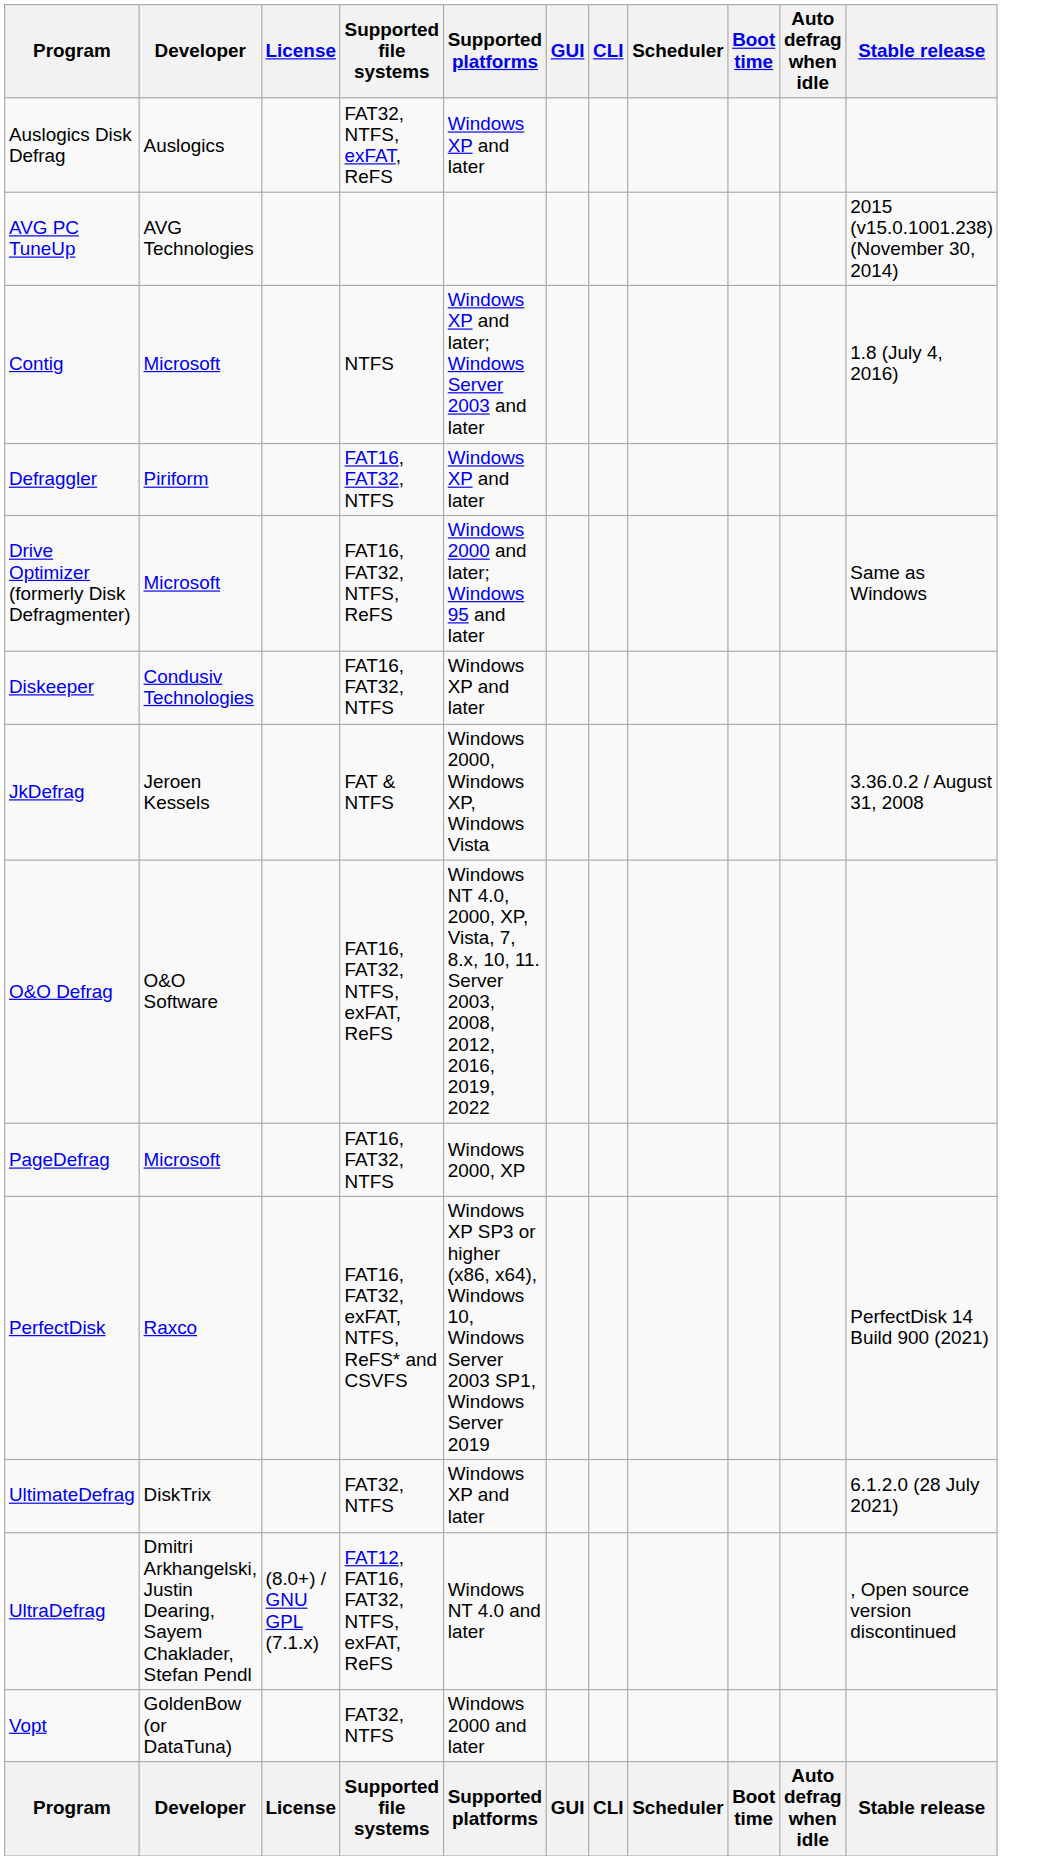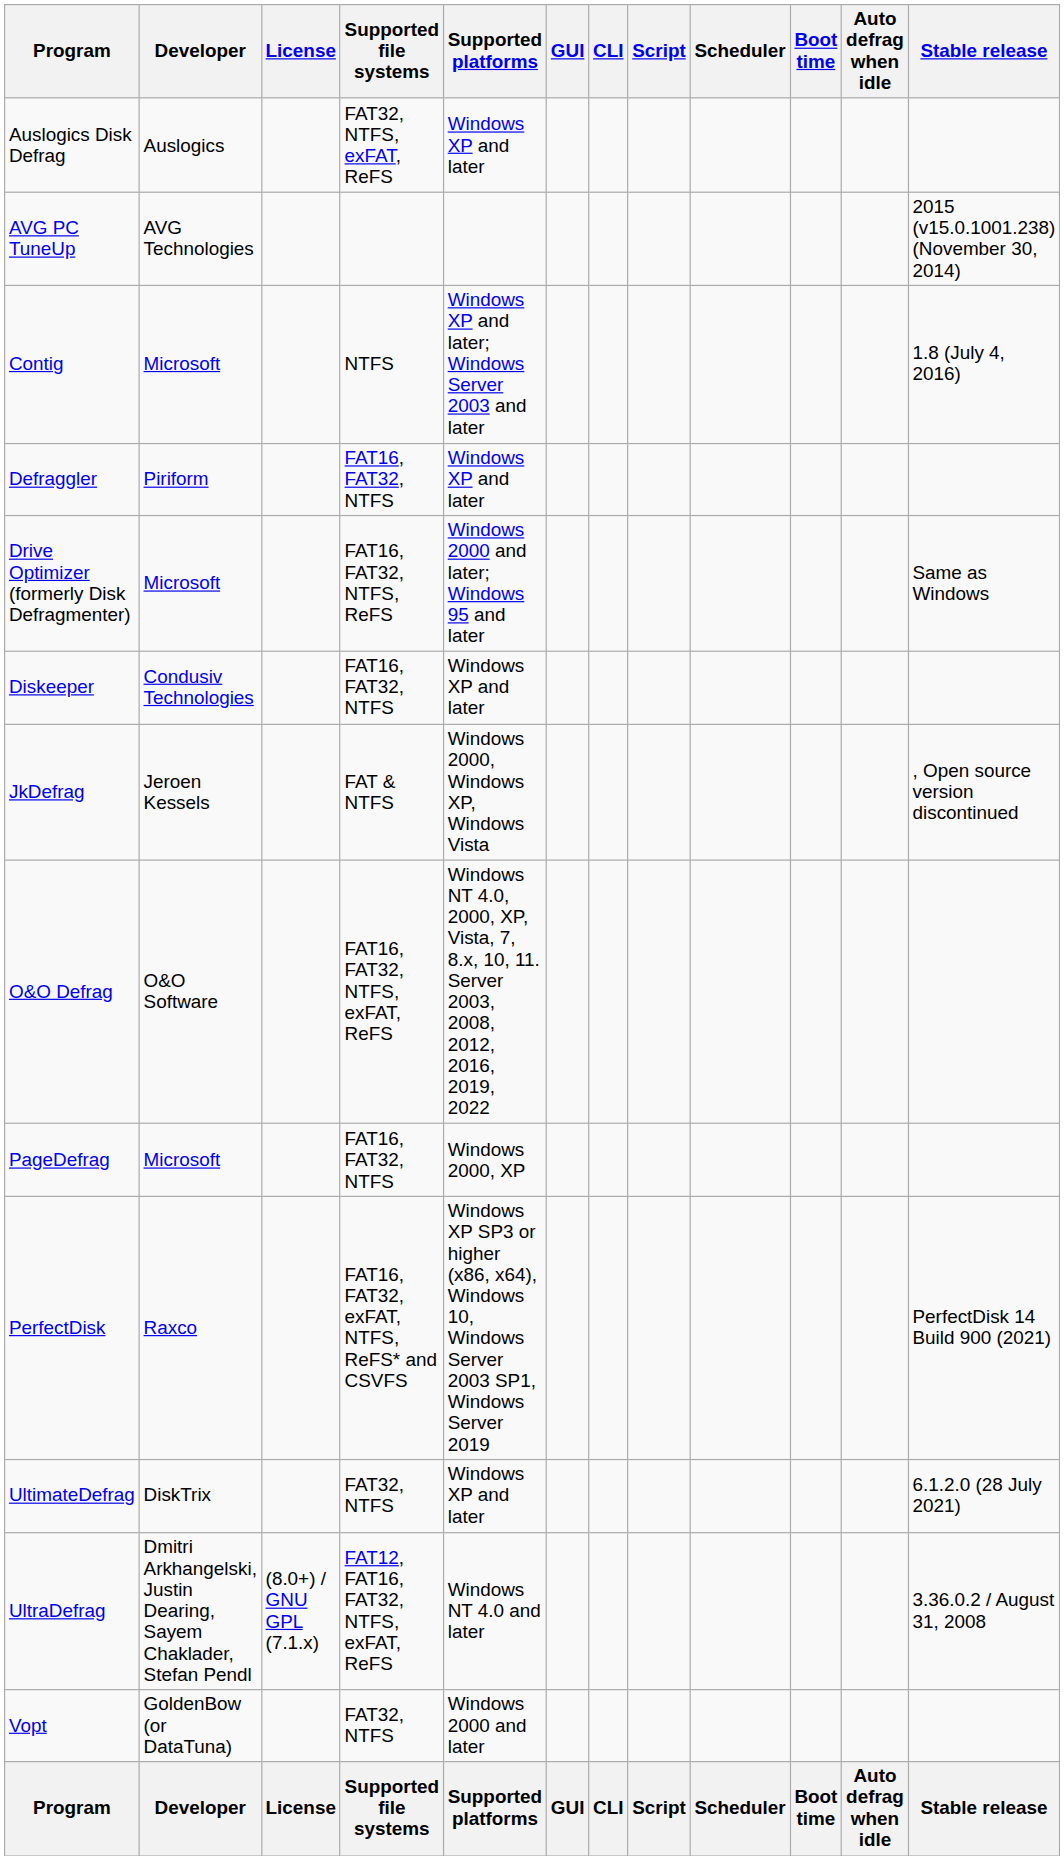+ column: (659, 51)
(921, 791) 3.36.0.2 / August 31, 2008 -> (972, 791) , Open source version discontinued
(910, 1610) , Open source version discontinued -> (983, 1610) 3.36.0.2 / August 31, 2008
